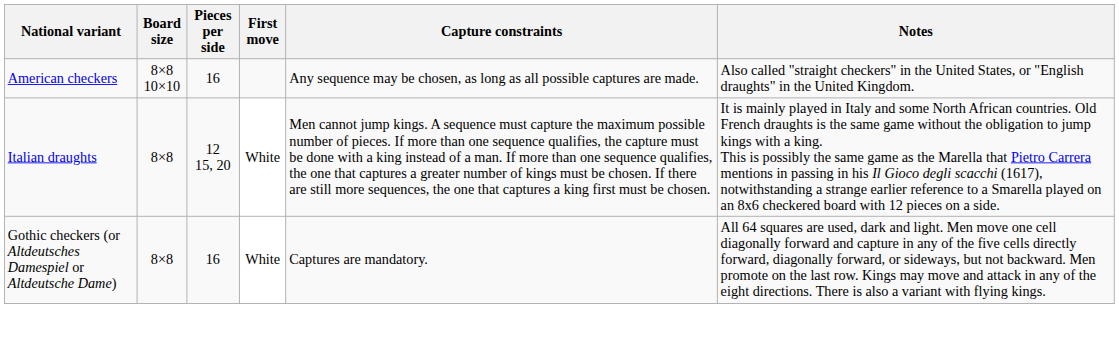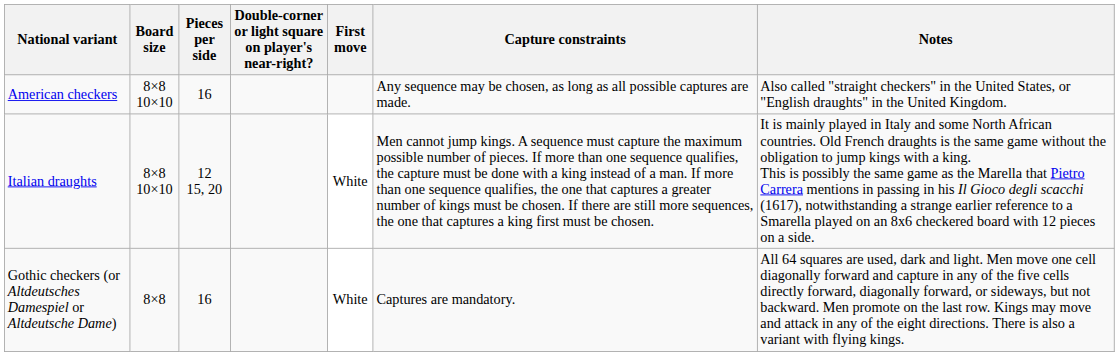+ column: (279, 39)
(162, 157) 8×8 -> (154, 181) 8×8 10×10
